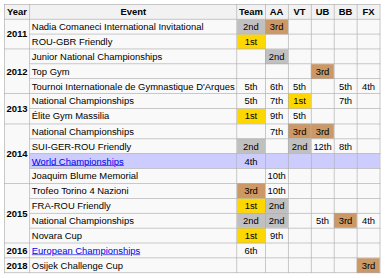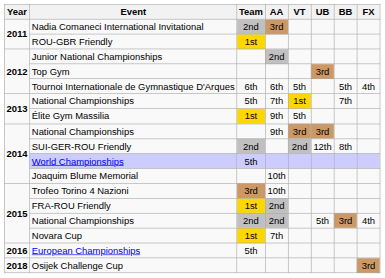(251, 87) 5th -> (251, 87) 6th
(277, 131) 7th -> (277, 131) 9th
(251, 161) 4th -> (251, 161) 5th
(277, 236) 9th -> (277, 236) 7th
(251, 251) 6th -> (251, 251) 5th
